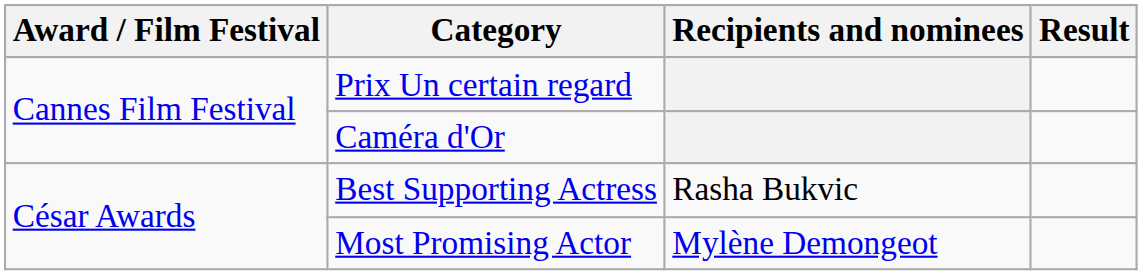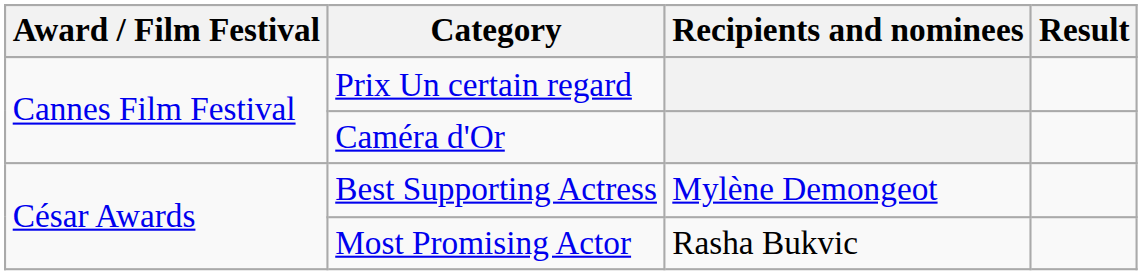(765, 189) Rasha Bukvic -> (805, 189) Mylène Demongeot
(805, 242) Mylène Demongeot -> (765, 242) Rasha Bukvic
